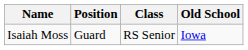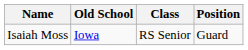columns swapped: (96, 14) <-> (210, 14)
